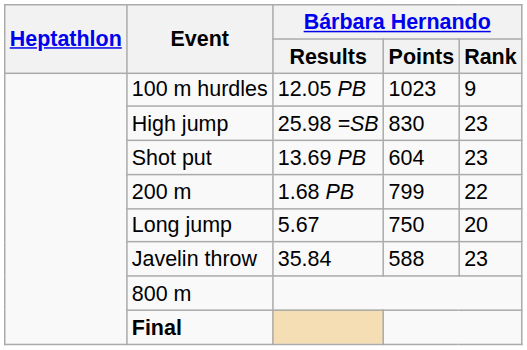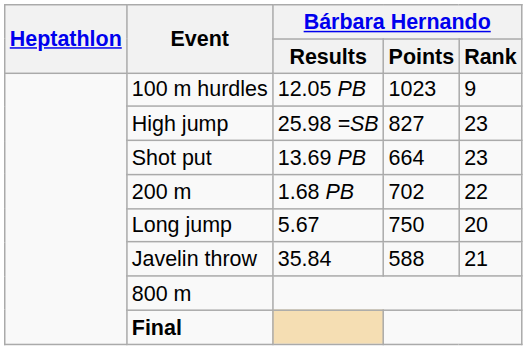(406, 124) 830 -> (406, 124) 827
(406, 158) 604 -> (406, 158) 664
(406, 192) 799 -> (406, 192) 702
(476, 259) 23 -> (476, 259) 21
